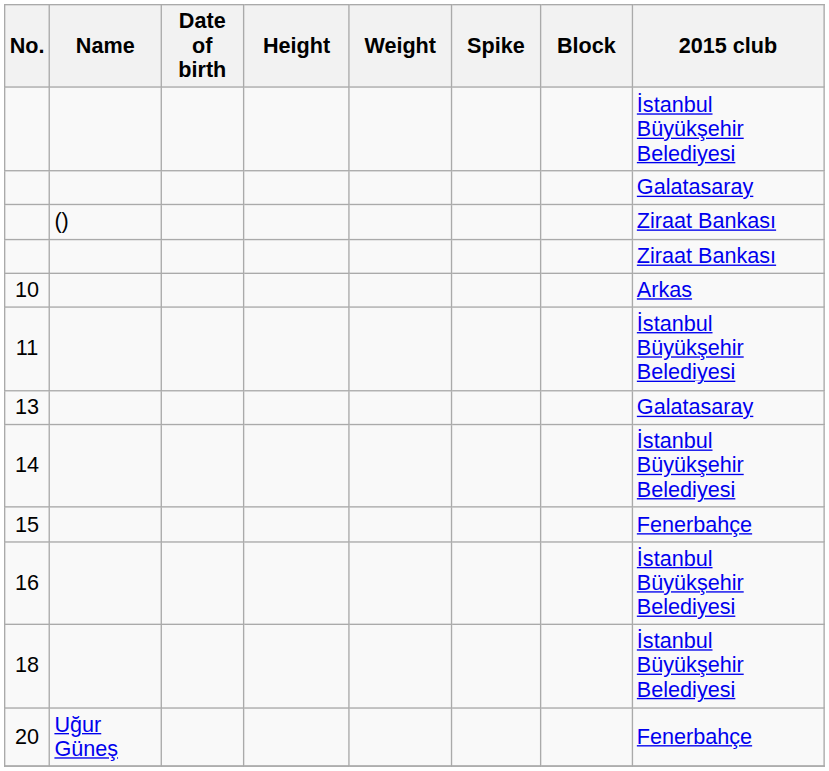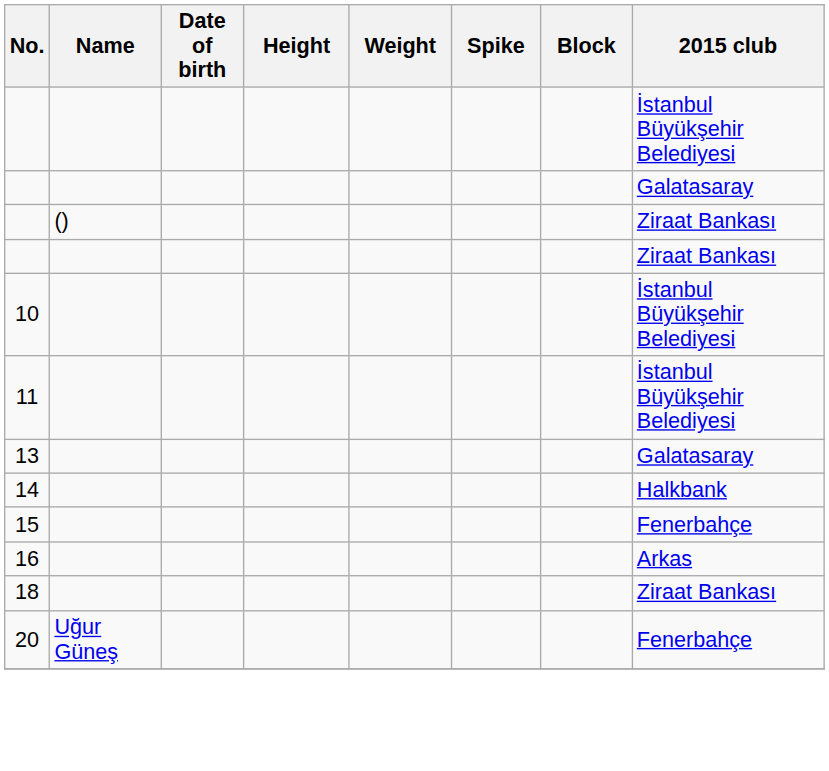(664, 290) Arkas -> (690, 314) İstanbul Büyükşehir Belediyesi
(690, 465) İstanbul Büyükşehir Belediyesi -> (682, 490) Halkbank
(690, 582) İstanbul Büyükşehir Belediyesi -> (664, 558) Arkas
(690, 665) İstanbul Büyükşehir Belediyesi -> (706, 592) Ziraat Bankası
